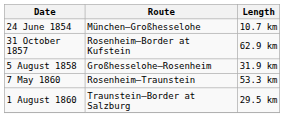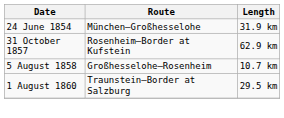(259, 26) 10.7 km -> (259, 26) 31.9 km
(259, 66) 31.9 km -> (259, 66) 10.7 km
- row: (33, 80)
